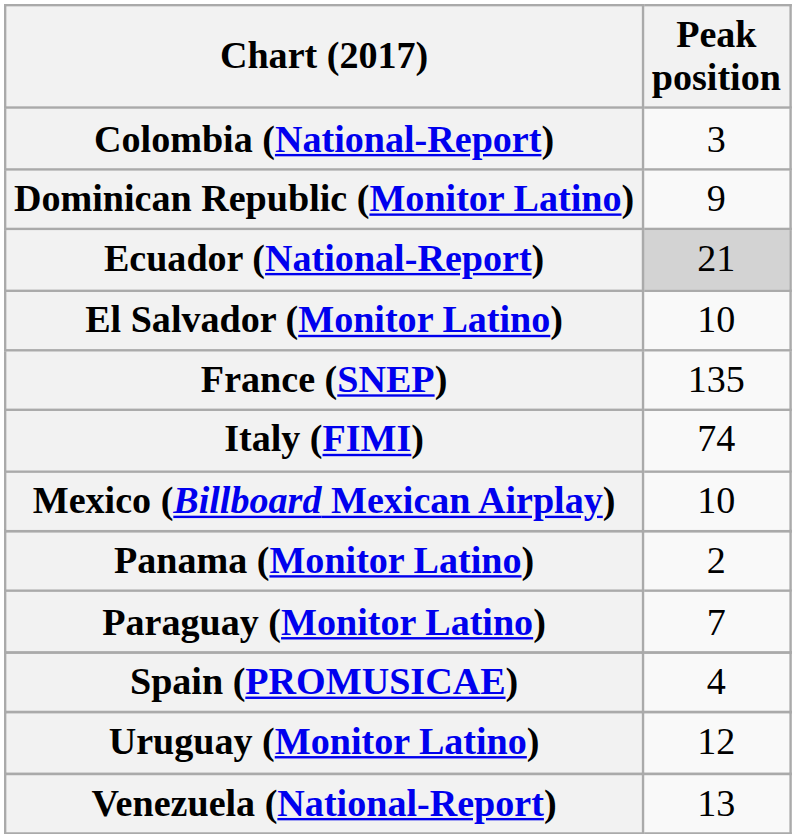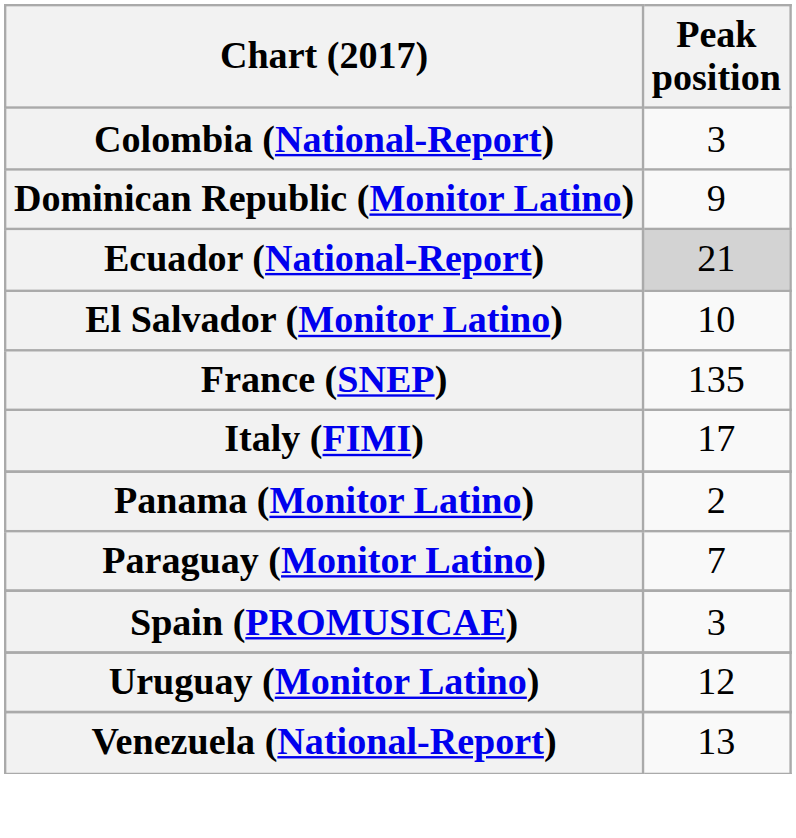(716, 439) 74 -> (716, 439) 17
- row: (324, 500)
(716, 681) 4 -> (716, 621) 3
